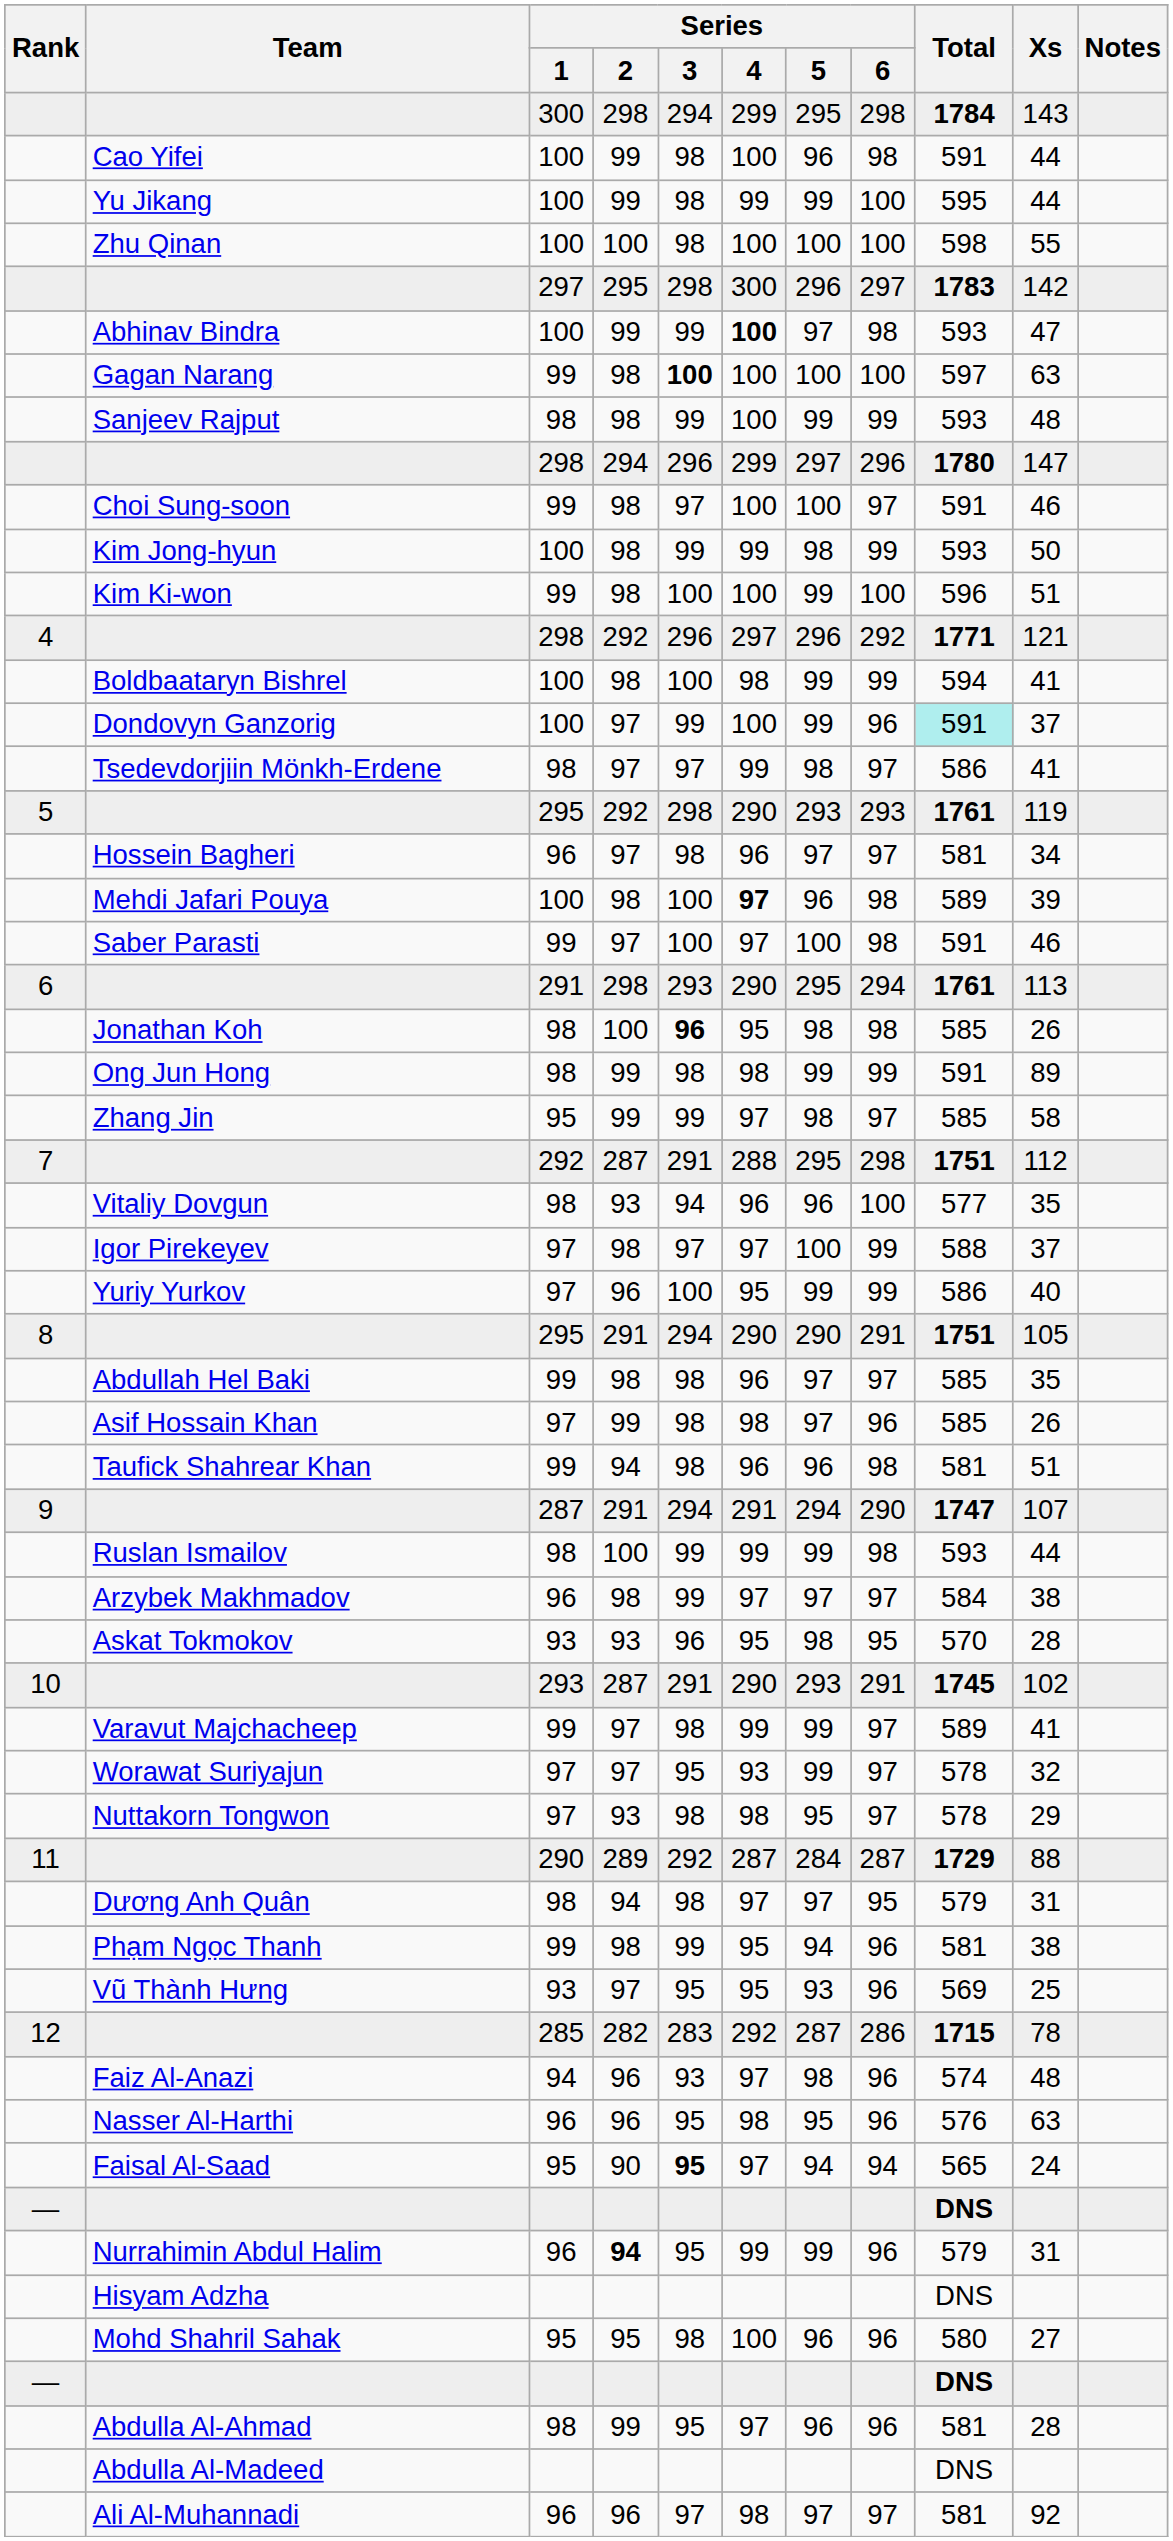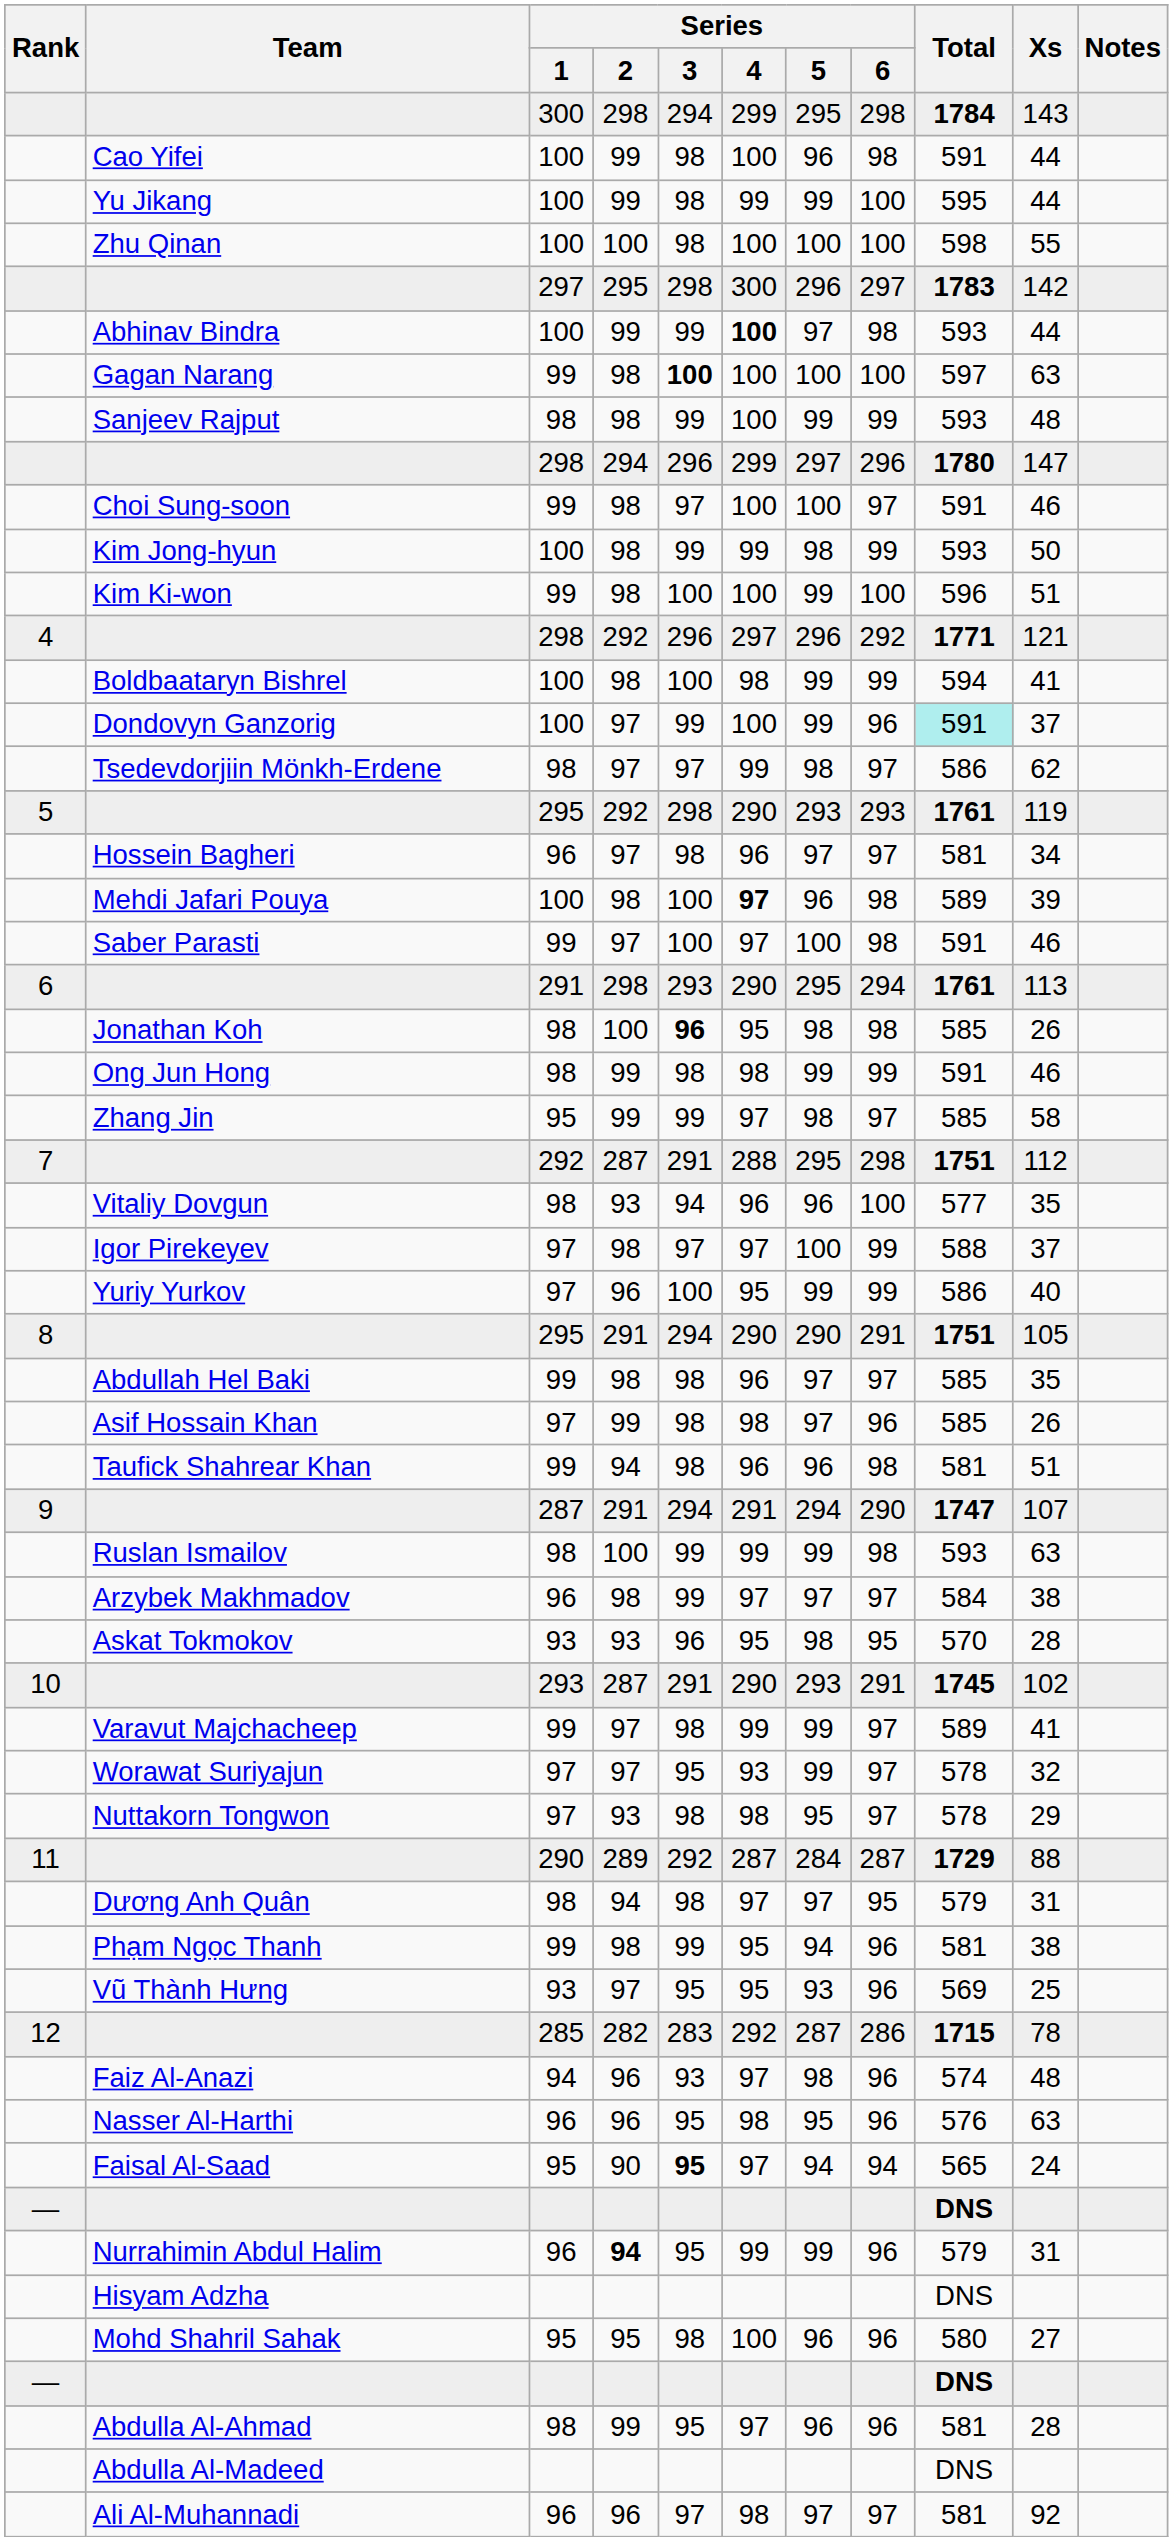(1046, 331) 47 -> (1046, 331) 44
(1046, 768) 41 -> (1046, 768) 62
(1046, 1073) 89 -> (1046, 1073) 46
(1046, 1553) 44 -> (1046, 1553) 63
